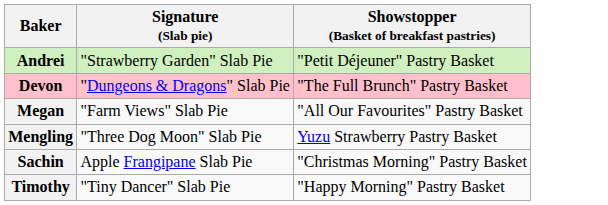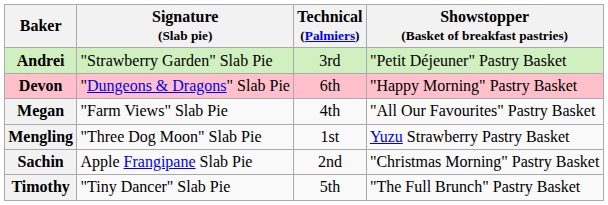+ column: (330, 26)
(403, 85) "The Full Brunch" Pastry Basket -> (474, 85) "Happy Morning" Pastry Basket
(401, 187) "Happy Morning" Pastry Basket -> (475, 187) "The Full Brunch" Pastry Basket
